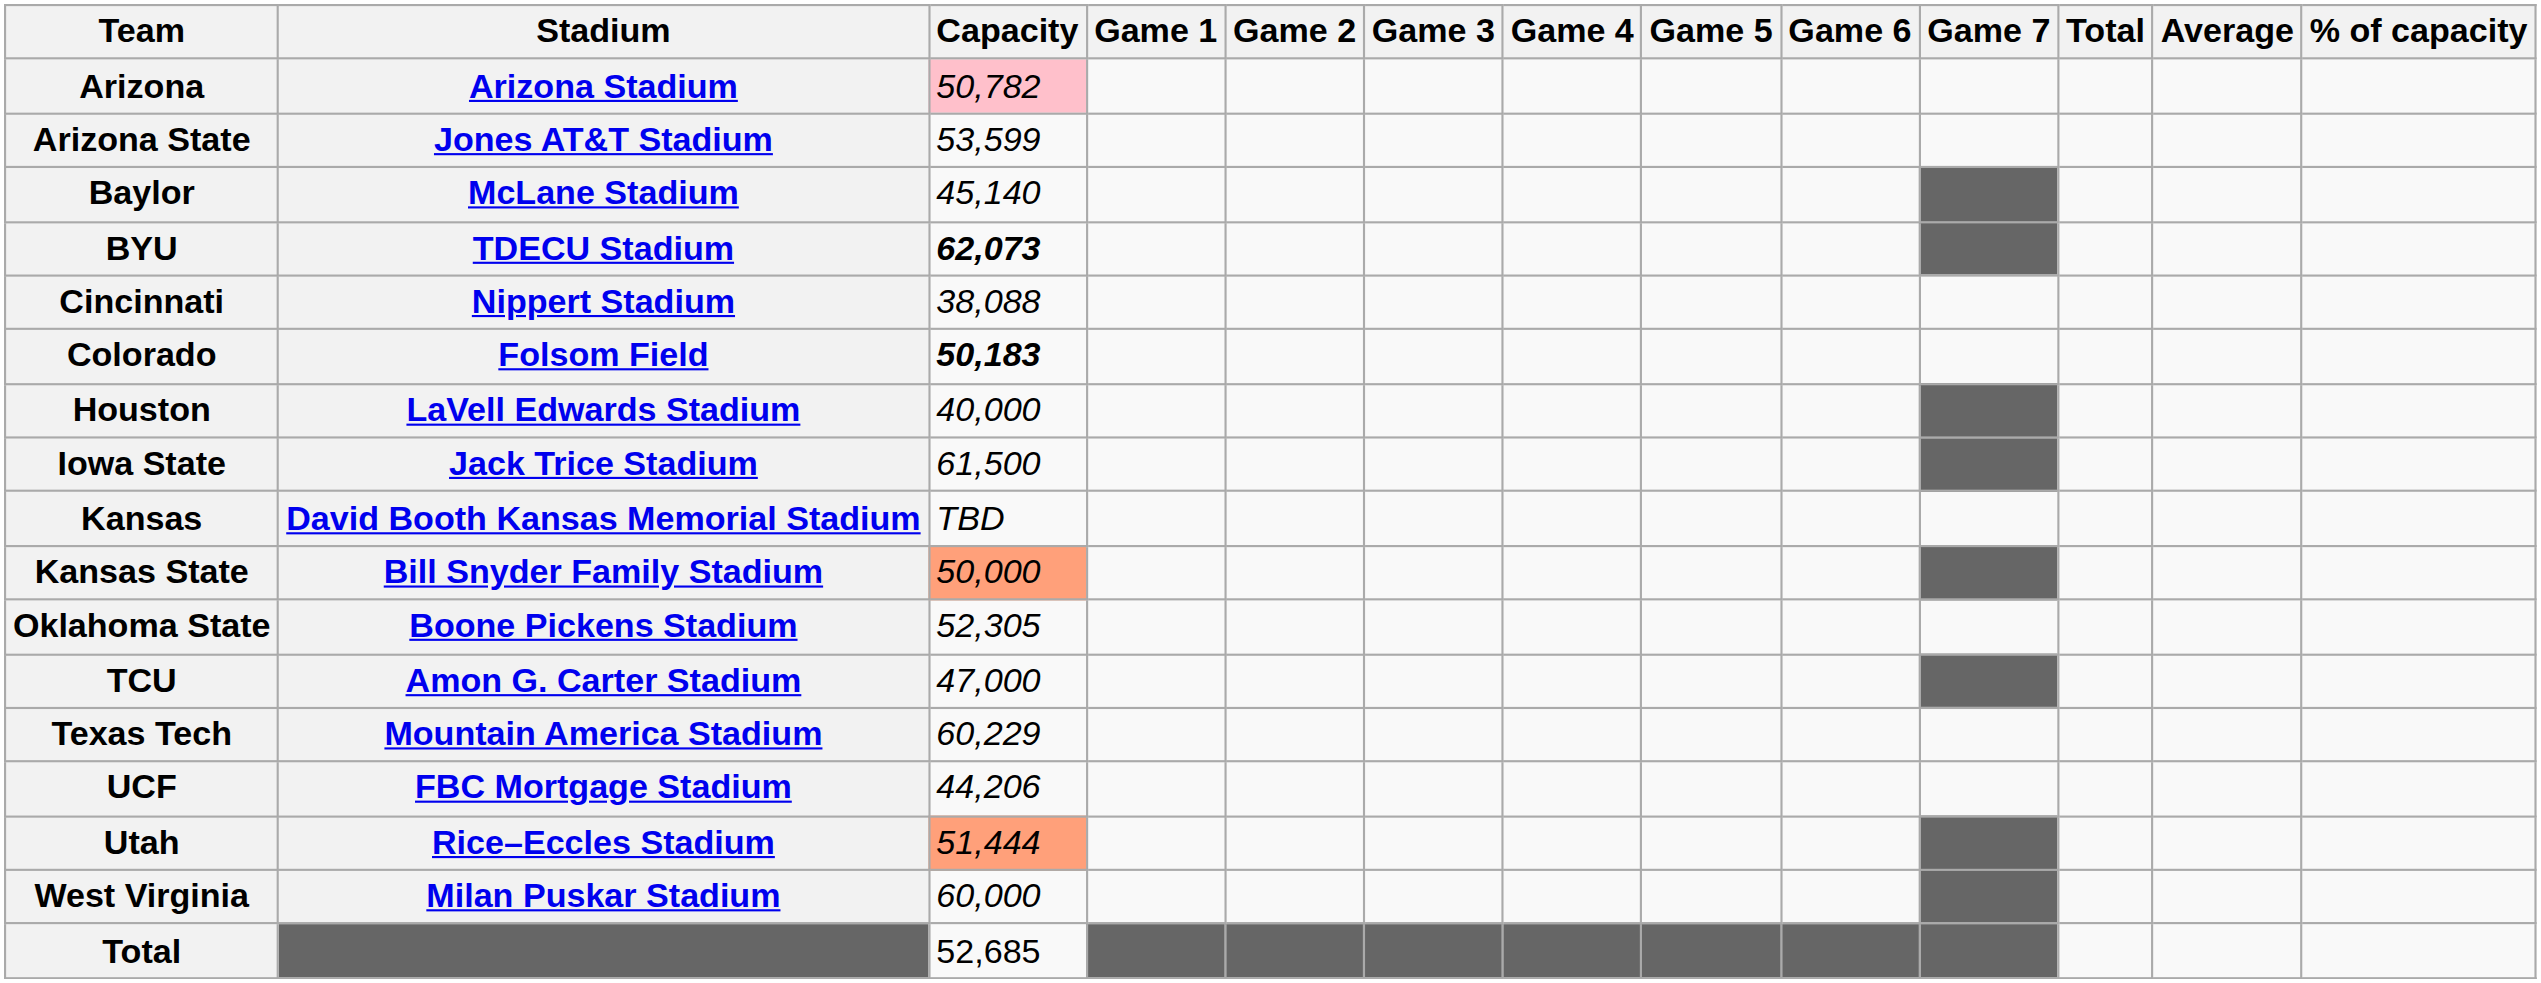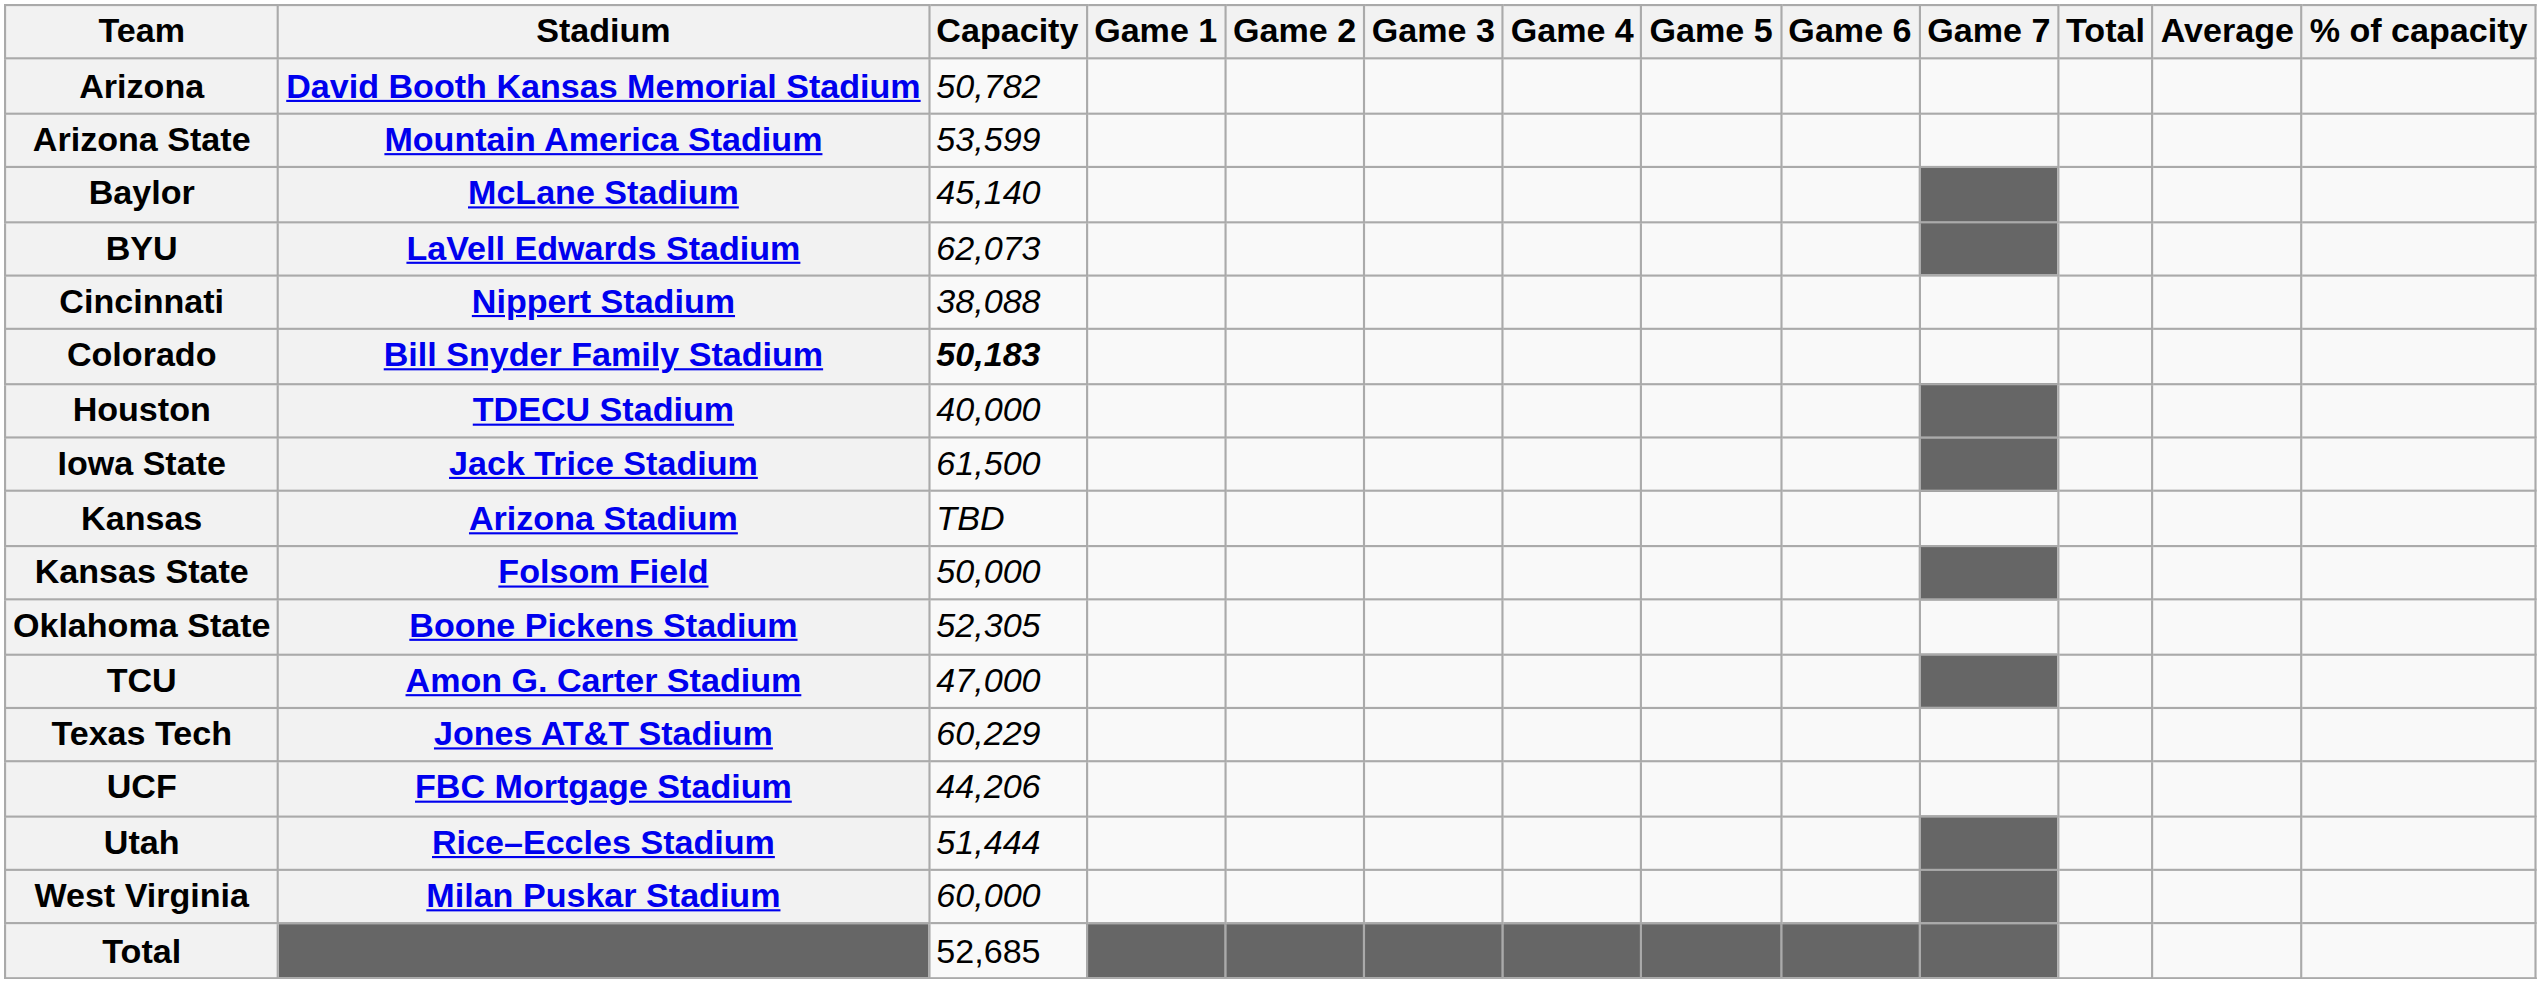(603, 85) Arizona Stadium -> (603, 85) David Booth Kansas Memorial Stadium
(988, 85) pink background -> (988, 85) no background
(603, 139) Jones AT&T Stadium -> (603, 139) Mountain America Stadium
(603, 247) TDECU Stadium -> (603, 247) LaVell Edwards Stadium
(988, 247) bold -> (988, 247) normal
(603, 355) Folsom Field -> (603, 355) Bill Snyder Family Stadium
(603, 409) LaVell Edwards Stadium -> (603, 409) TDECU Stadium
(603, 517) David Booth Kansas Memorial Stadium -> (603, 517) Arizona Stadium
(603, 572) Bill Snyder Family Stadium -> (603, 572) Folsom Field
(988, 572) lightsalmon background -> (988, 572) no background
(603, 734) Mountain America Stadium -> (603, 734) Jones AT&T Stadium
(988, 842) lightsalmon background -> (988, 842) no background
